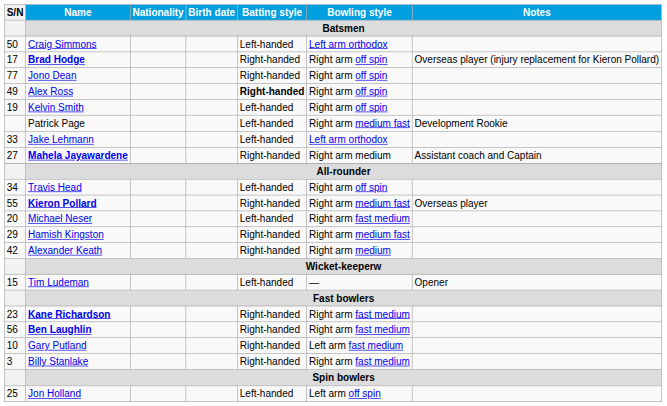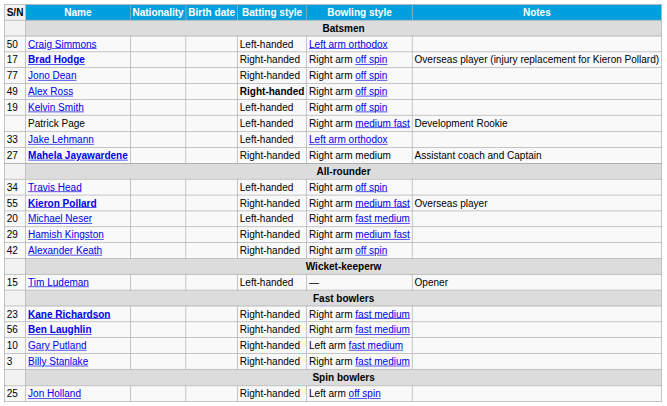(350, 251) Right arm medium -> (348, 251) Right arm off spin
(267, 394) Left-handed -> (270, 394) Right-handed
